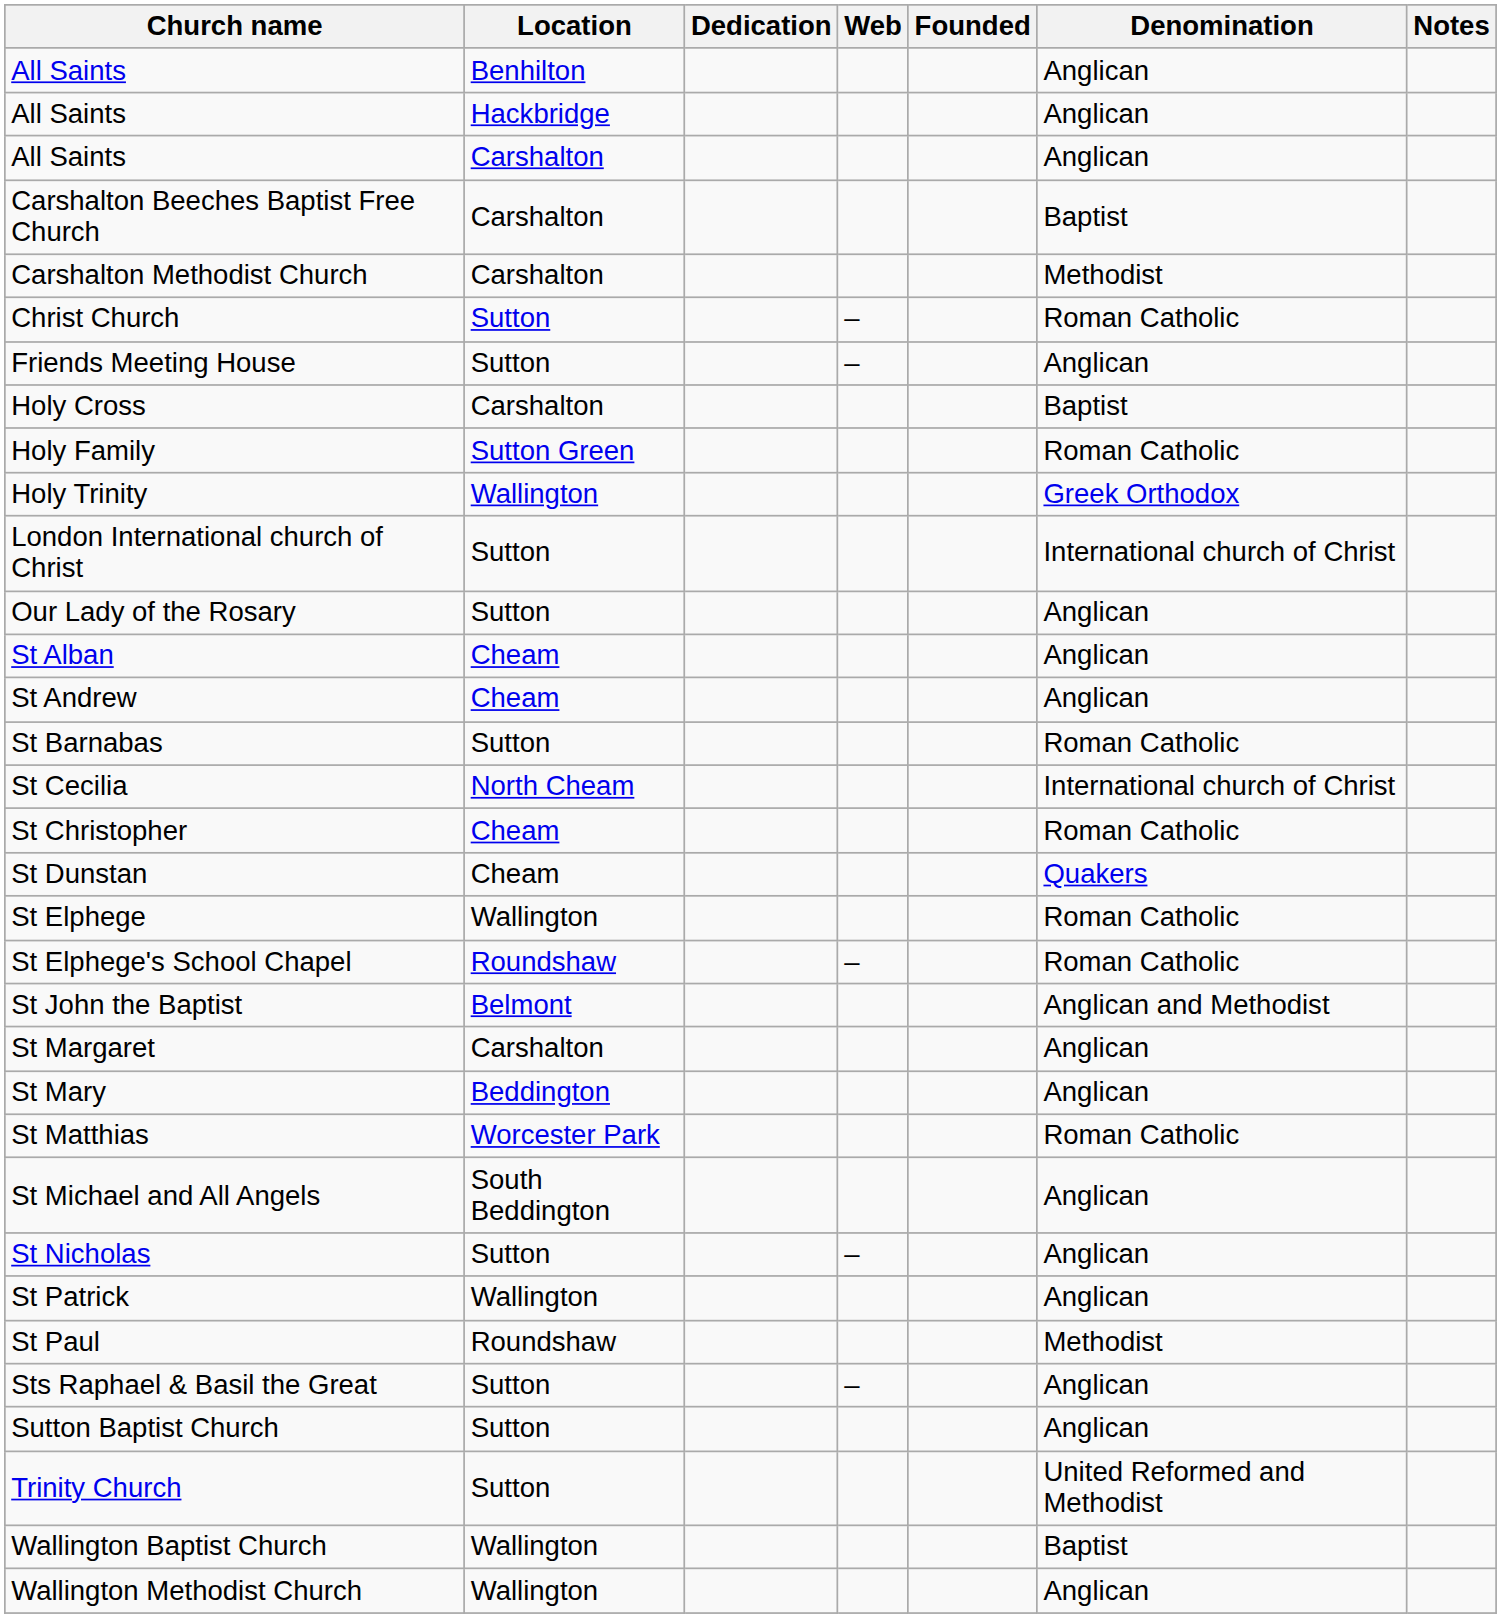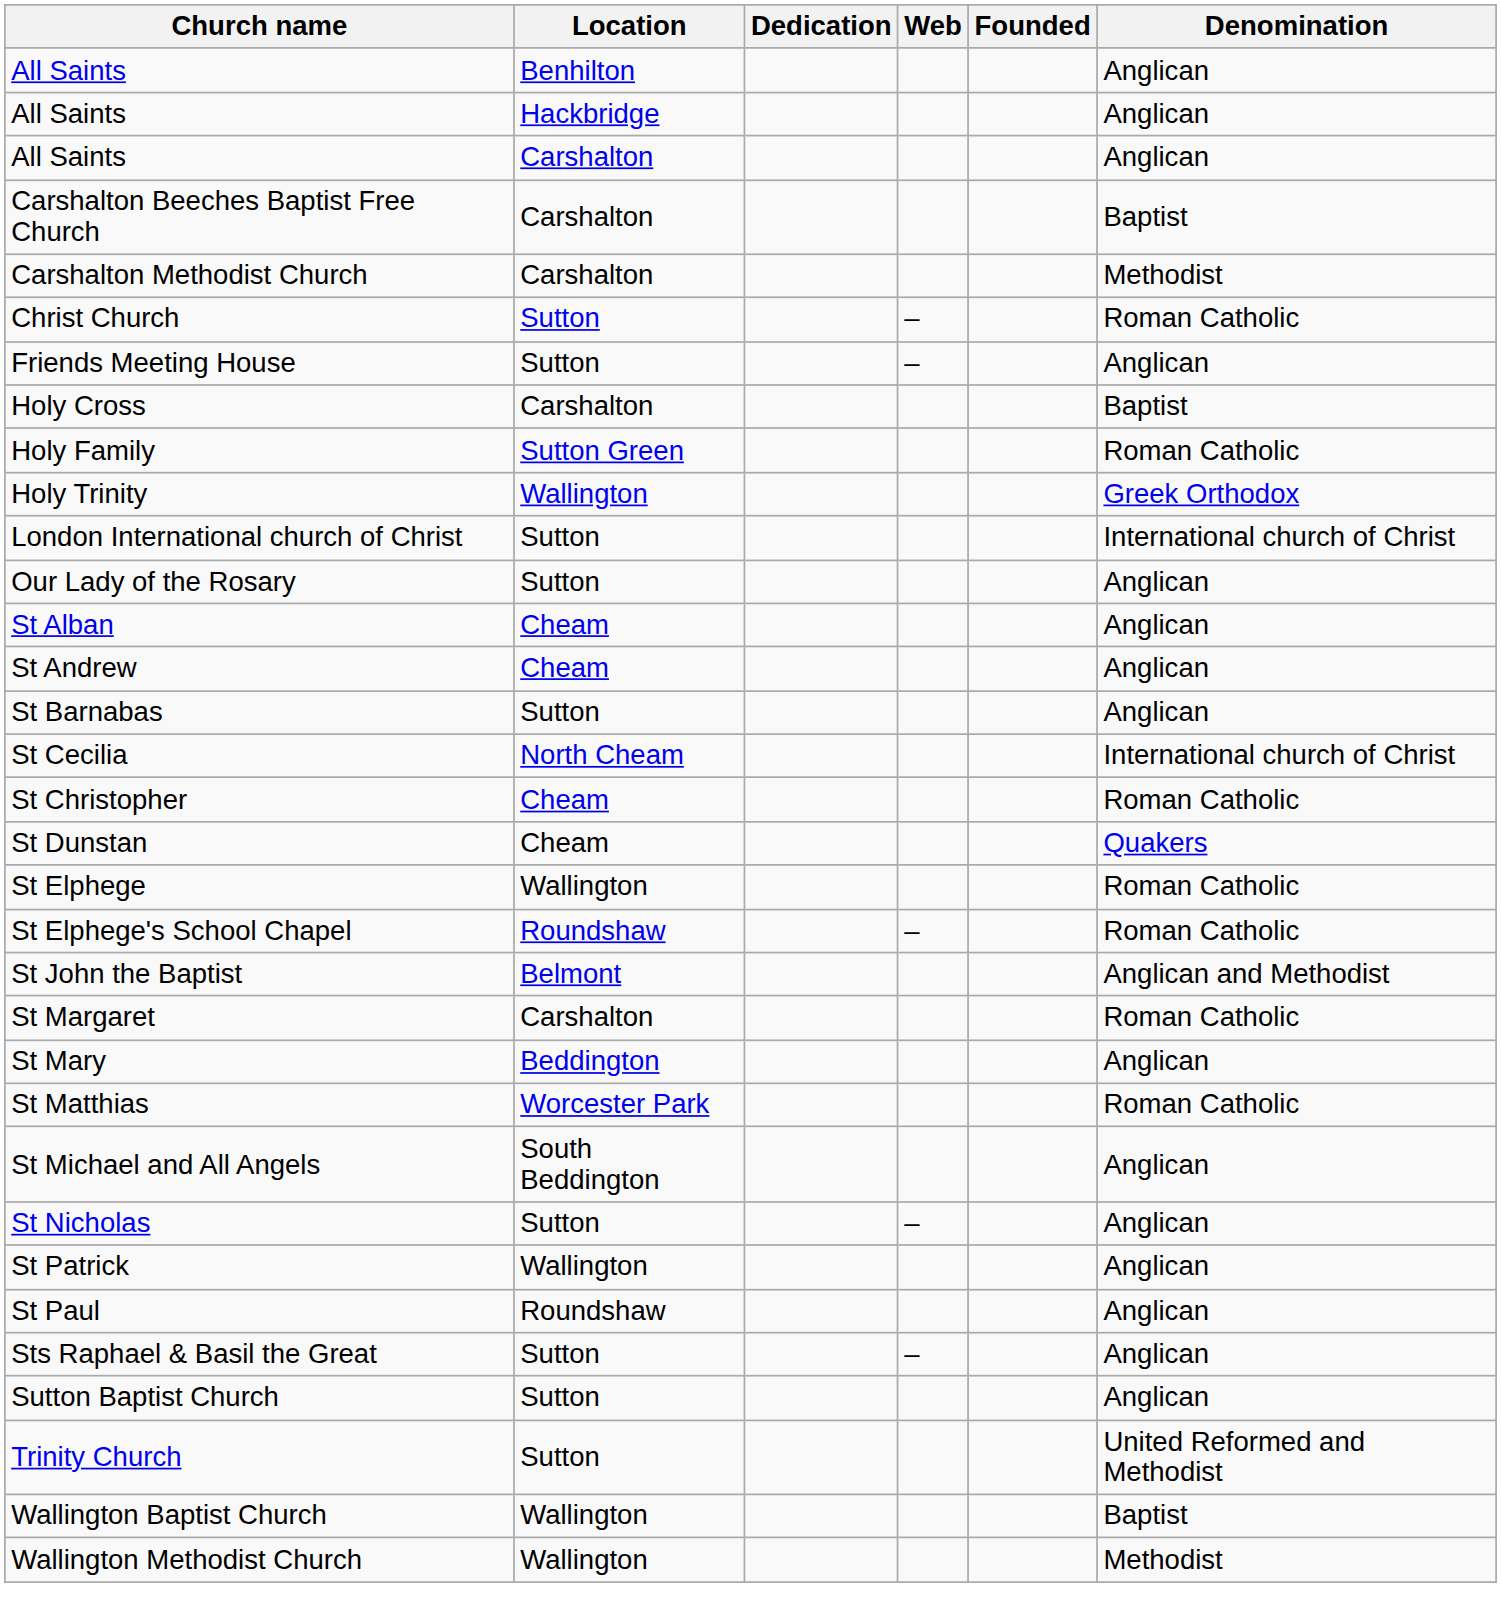- column: (1452, 26)
(1141, 742) Roman Catholic -> (1156, 711) Anglican
(1096, 1048) Anglican -> (1201, 1017) Roman Catholic
(1103, 1341) Methodist -> (1156, 1310) Anglican
(1096, 1590) Anglican -> (1163, 1559) Methodist
